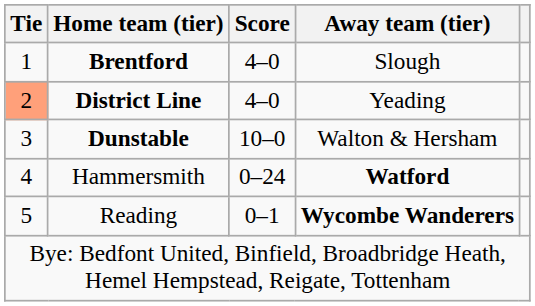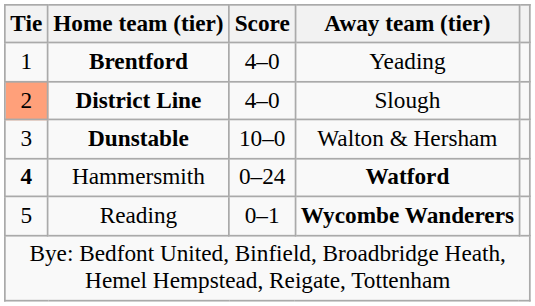(407, 61) Slough -> (407, 61) Yeading
(407, 100) Yeading -> (407, 100) Slough
(26, 176) normal -> (26, 176) bold
